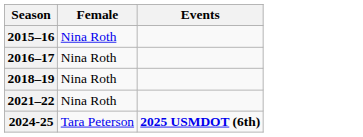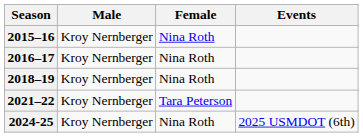+ column: (107, 15)
(89, 100) Nina Roth -> (196, 100) Tara Peterson
(97, 121) Tara Peterson -> (187, 121) Nina Roth
(200, 121) bold -> (297, 121) normal
